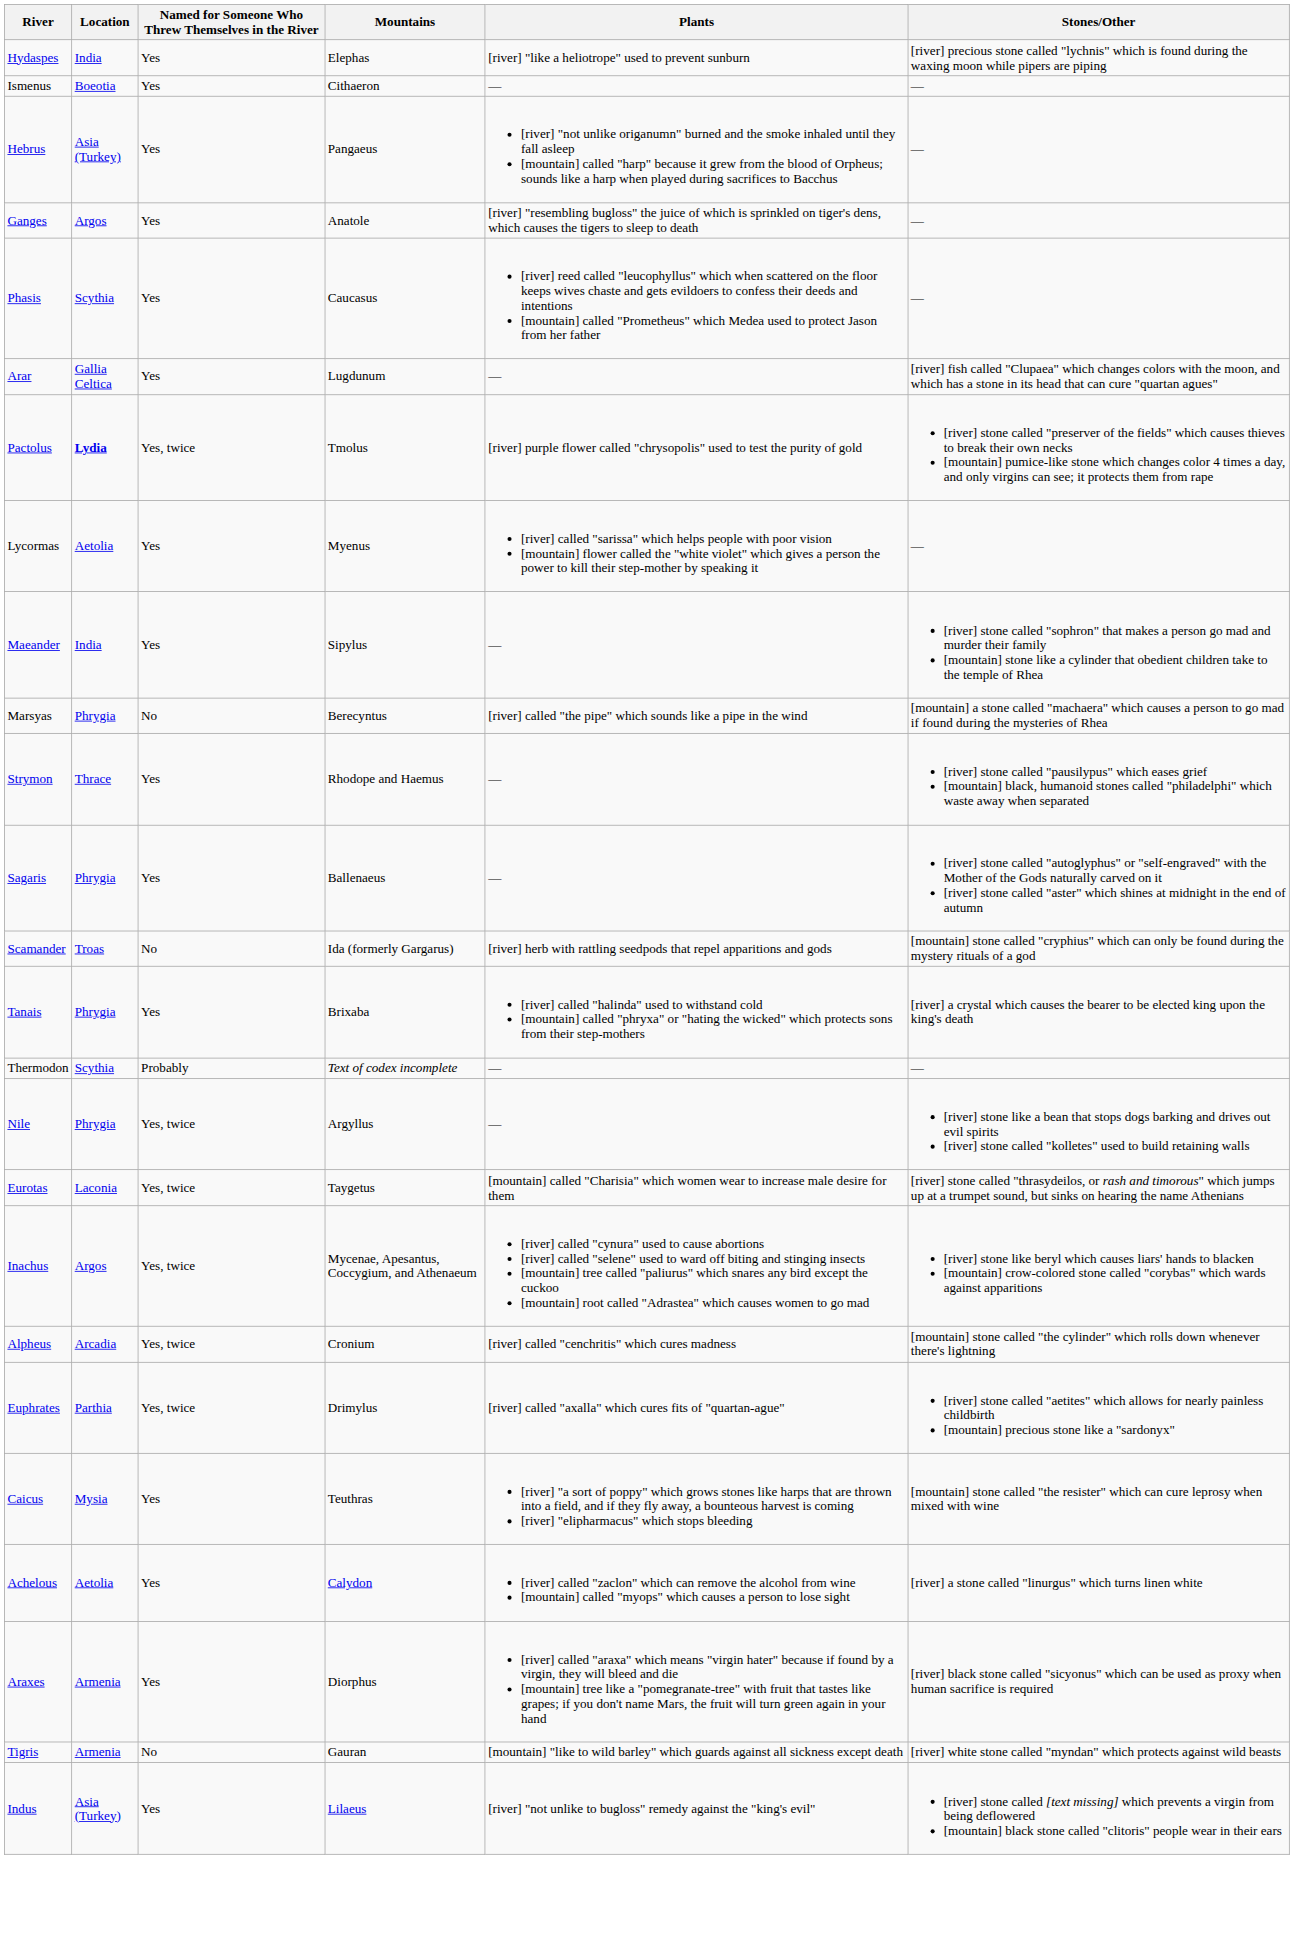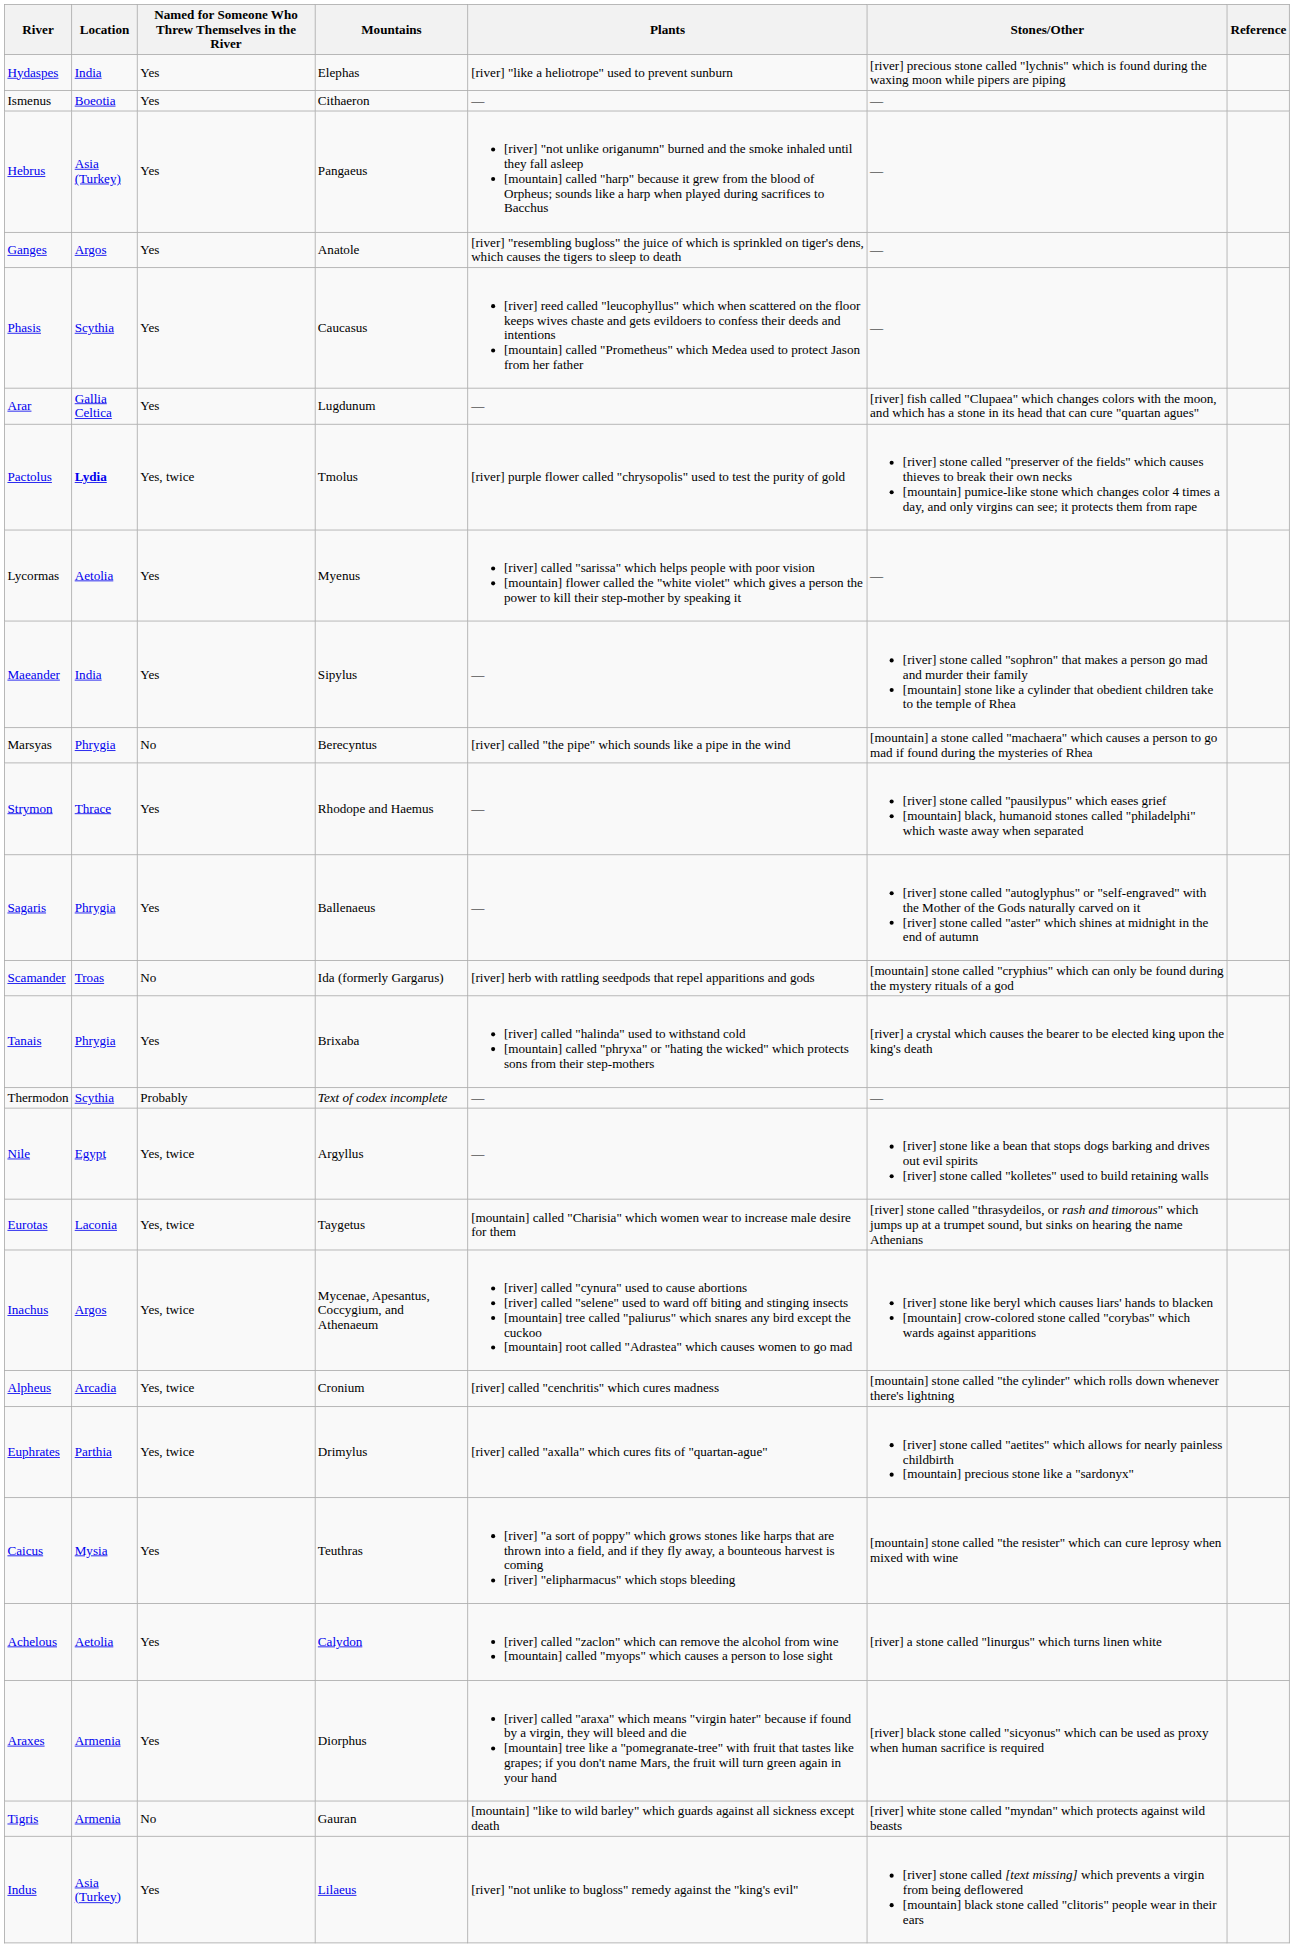+ column: (1258, 29)
(95, 1124) Phrygia -> (90, 1153) Egypt
